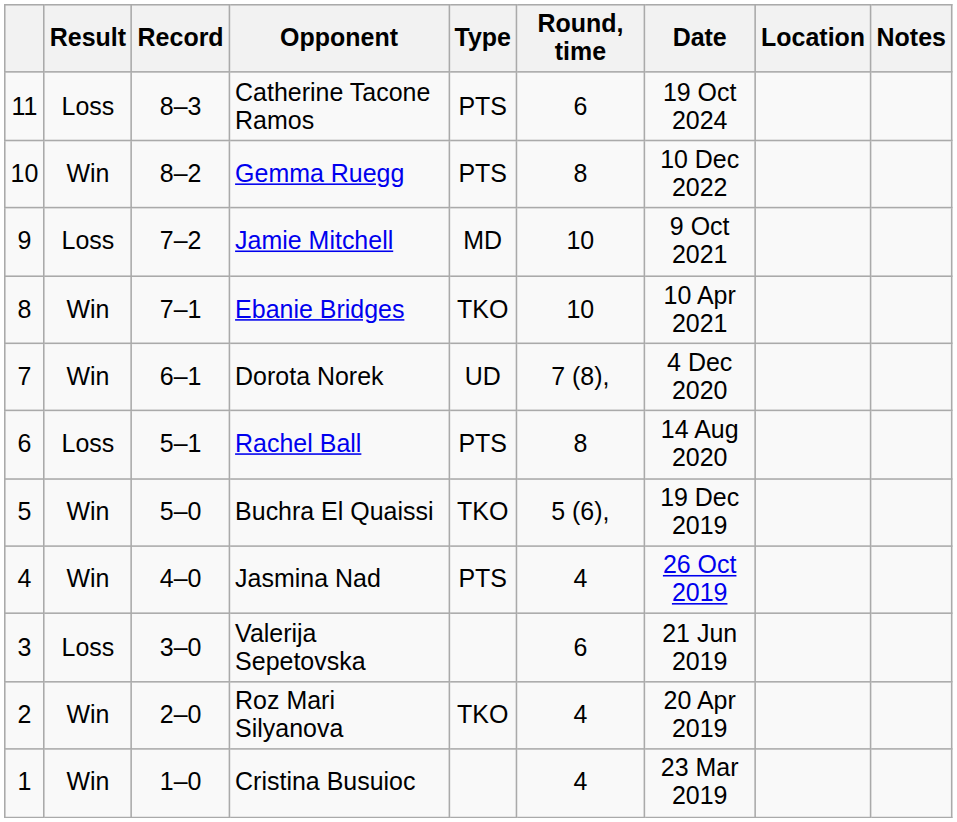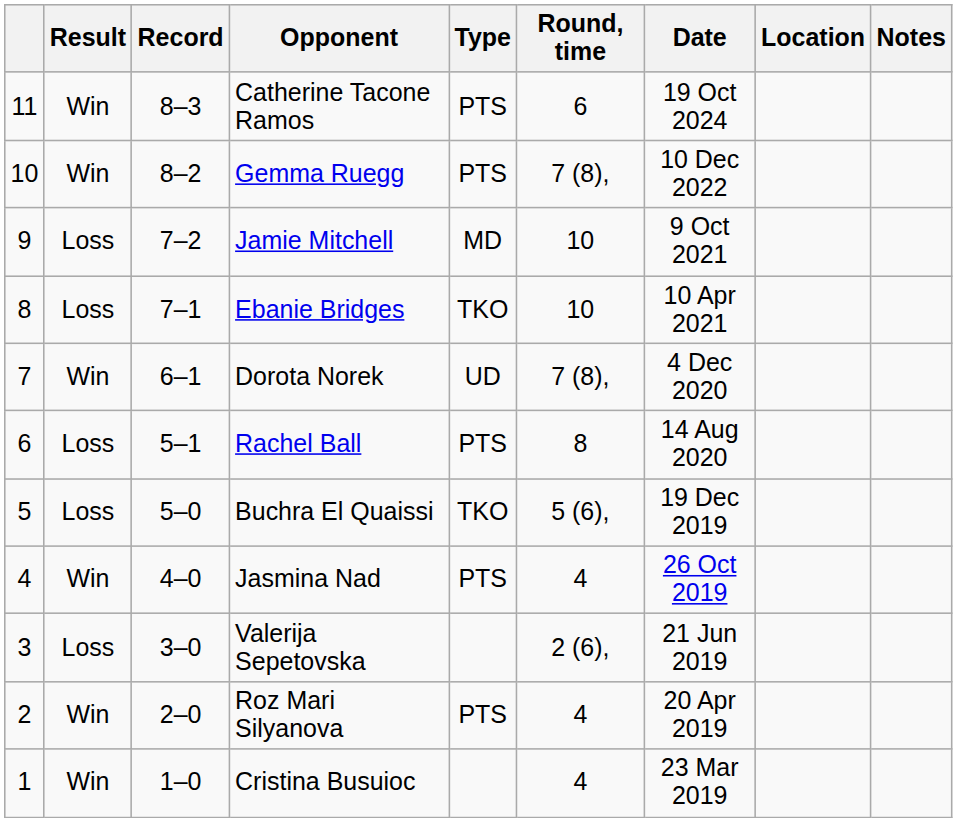(88, 105) Loss -> (88, 105) Win
(580, 173) 8 -> (580, 173) 7 (8),
(88, 308) Win -> (88, 308) Loss
(88, 511) Win -> (88, 511) Loss
(580, 647) 6 -> (580, 647) 2 (6),
(483, 714) TKO -> (483, 714) PTS
